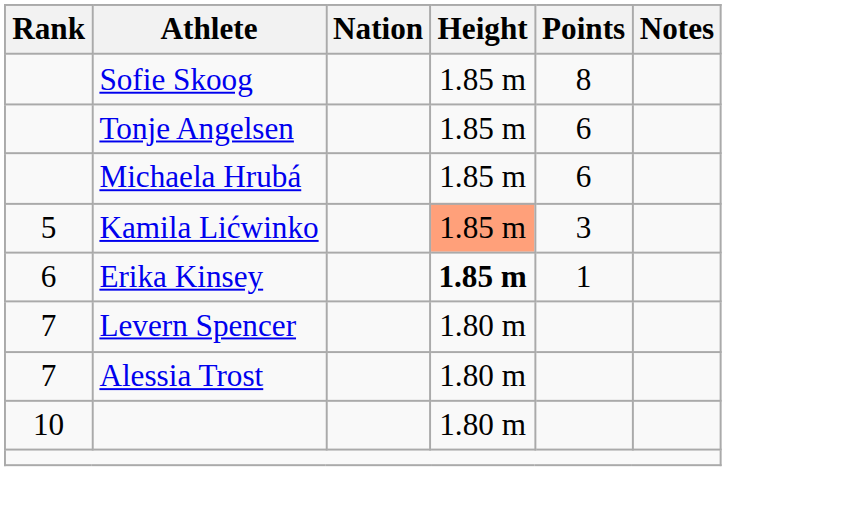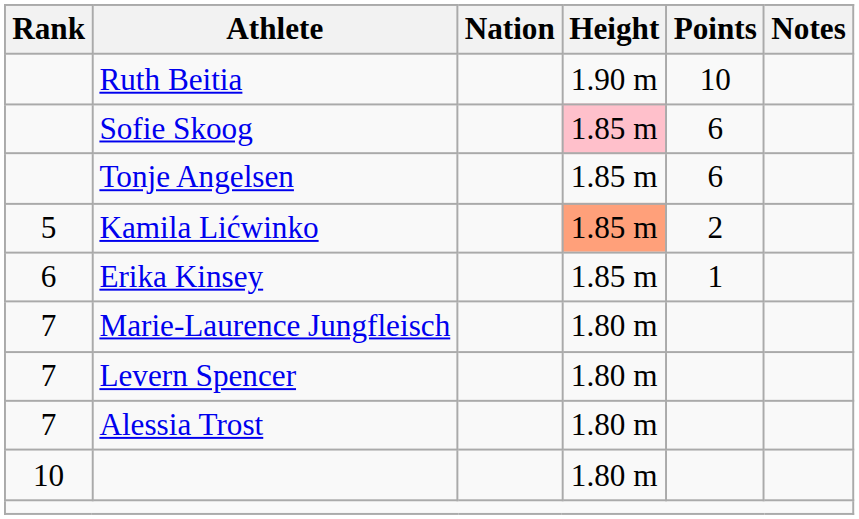+ row: (49, 79)
(483, 78) no background -> (614, 128) pink background
(584, 78) 8 -> (715, 128) 6
- row: (49, 178)
(584, 227) 3 -> (715, 227) 2
(483, 276) bold -> (614, 276) normal
+ row: (49, 326)
